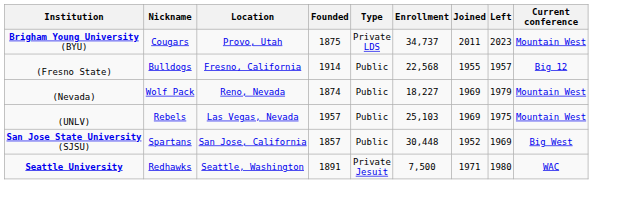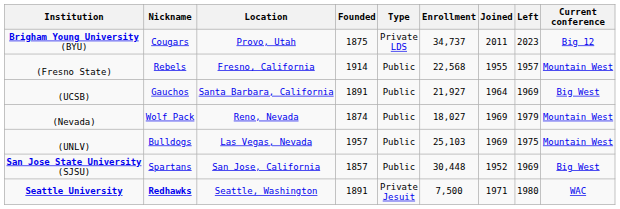(551, 42) Mountain West -> (578, 42) Big 12
(170, 67) Bulldogs -> (170, 67) Rebels
(551, 67) Big 12 -> (578, 67) Mountain West
+ row: (74, 97)
(422, 92) 18,227 -> (449, 117) 18,027
(170, 117) Rebels -> (170, 142) Bulldogs
(170, 167) normal -> (170, 192) bold
